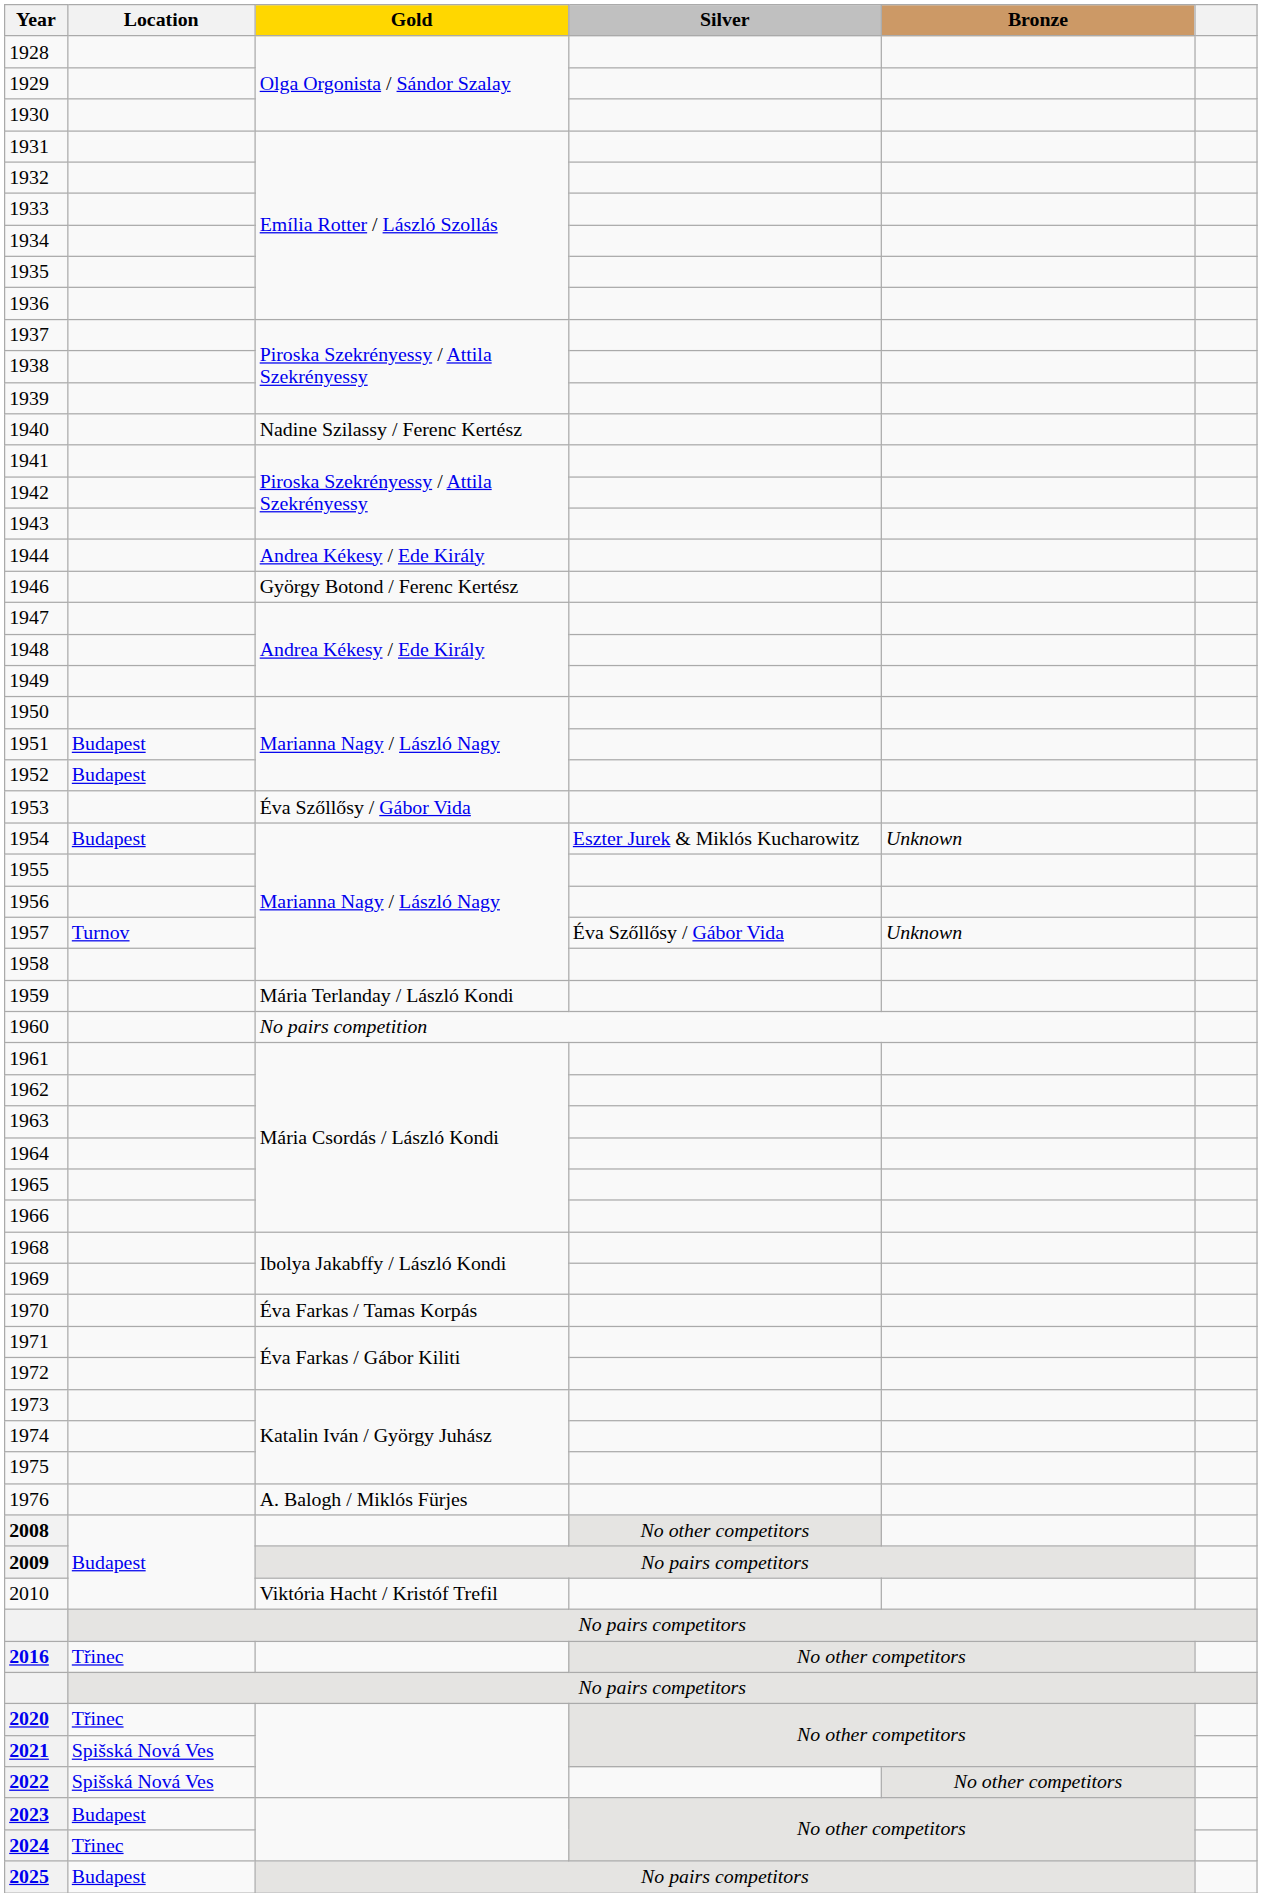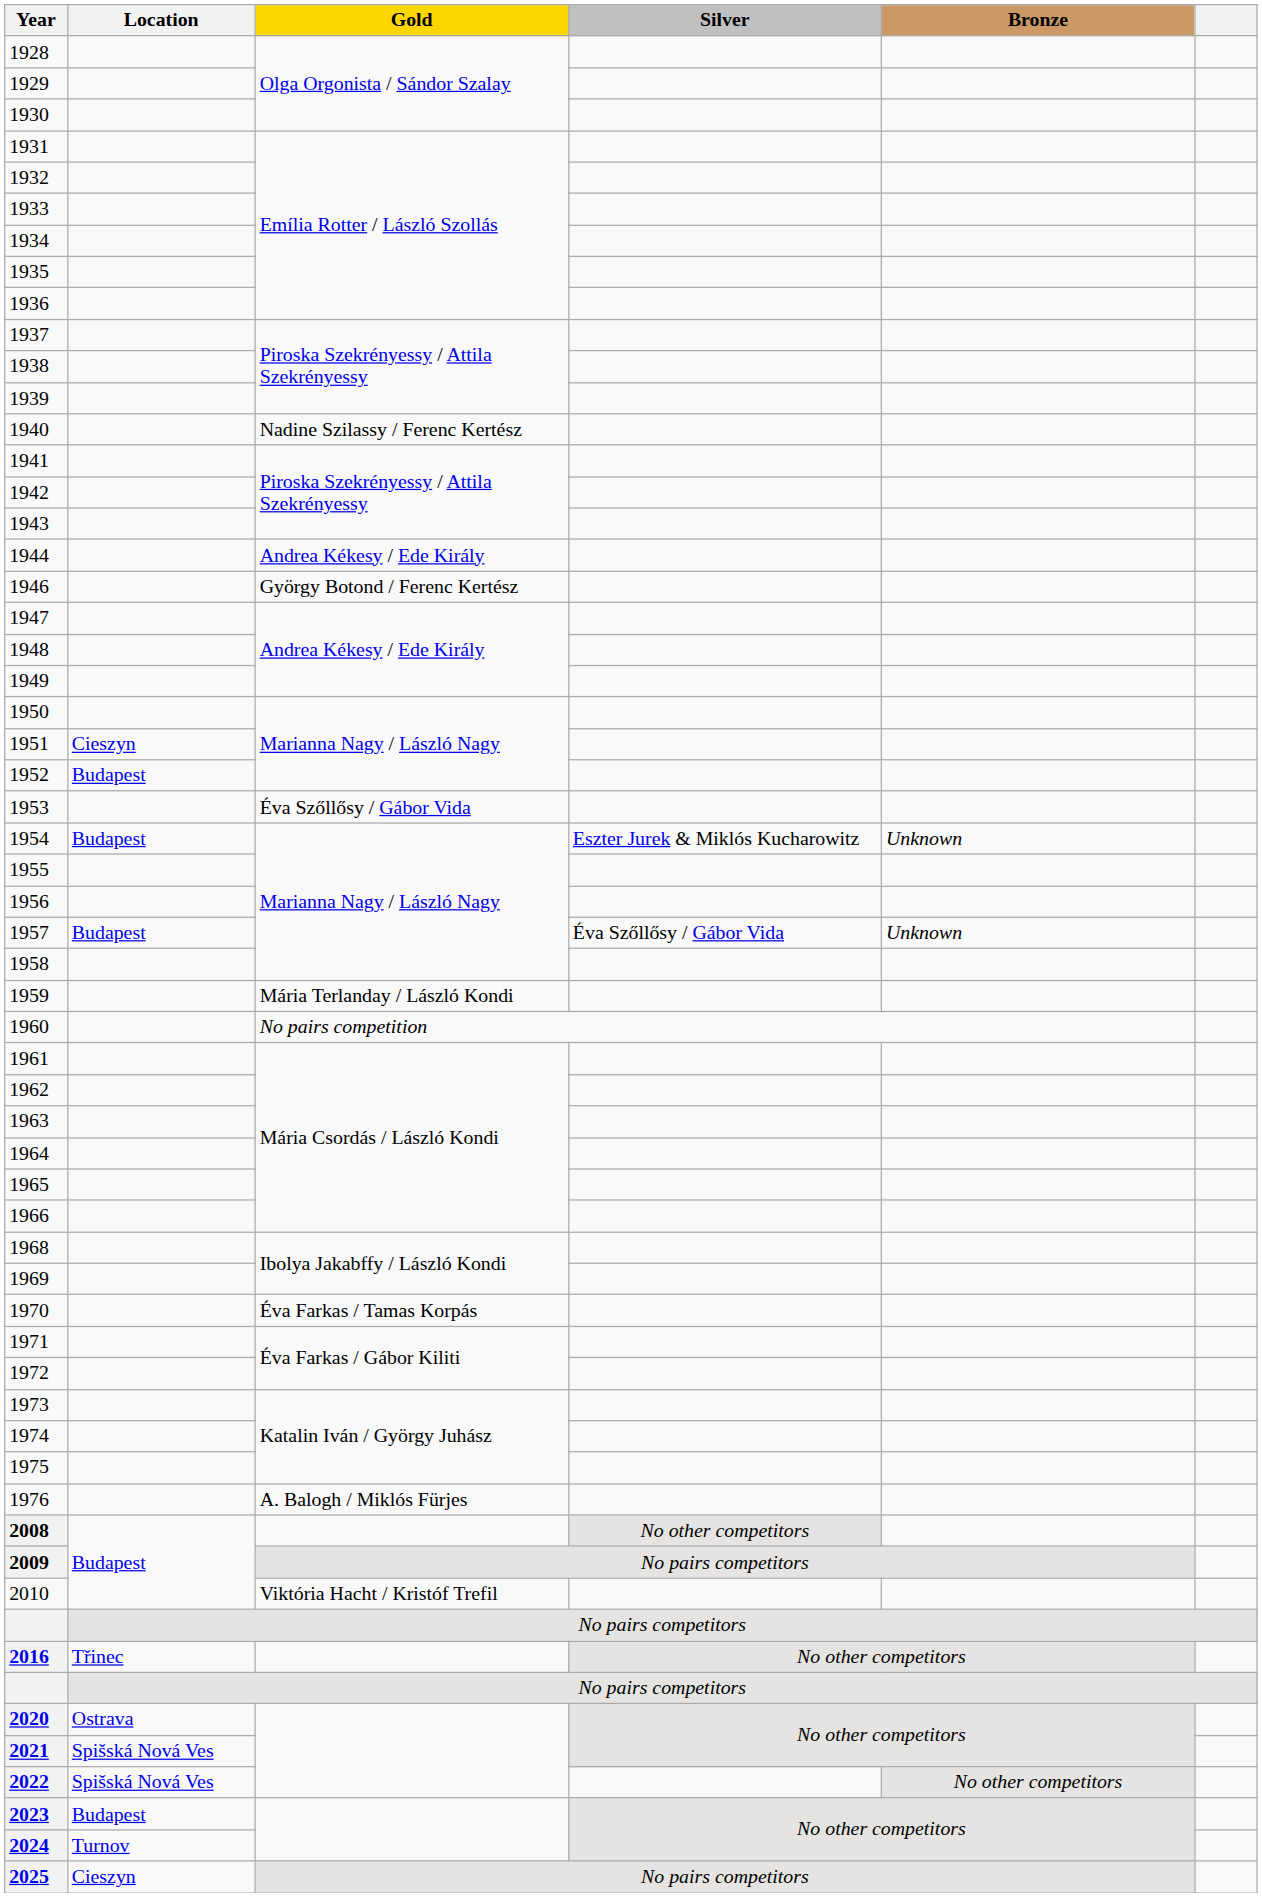(109, 743) Budapest -> (104, 743) Cieszyn
(101, 932) Turnov -> (109, 932) Budapest
(98, 1719) Třinec -> (103, 1719) Ostrava
(98, 1845) Třinec -> (101, 1845) Turnov
(109, 1876) Budapest -> (104, 1876) Cieszyn
